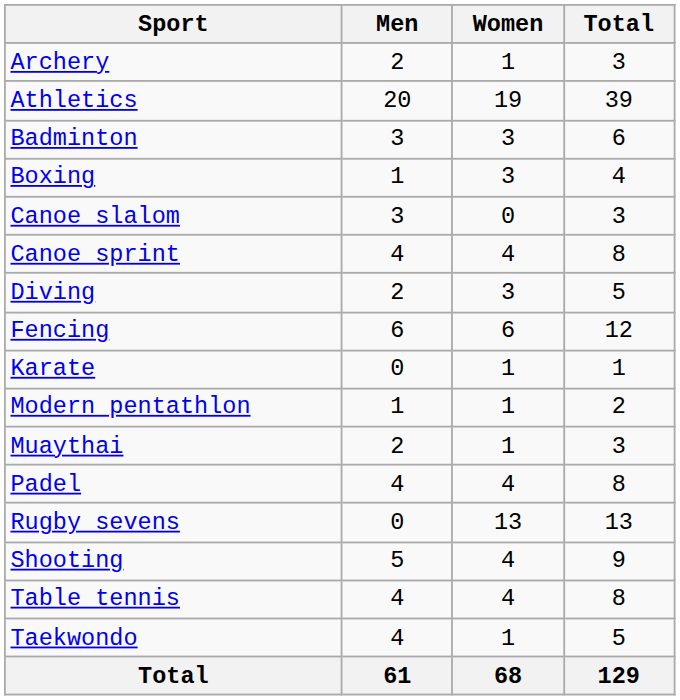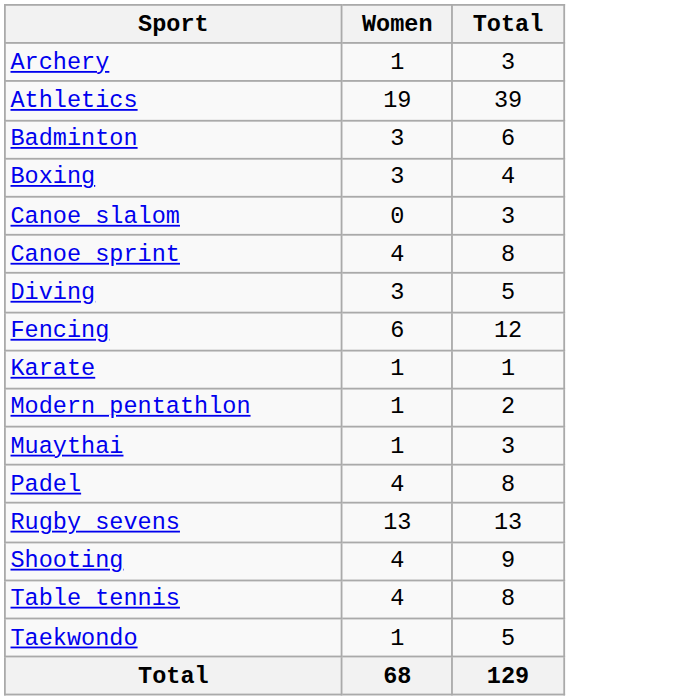- column: (397, 24)
